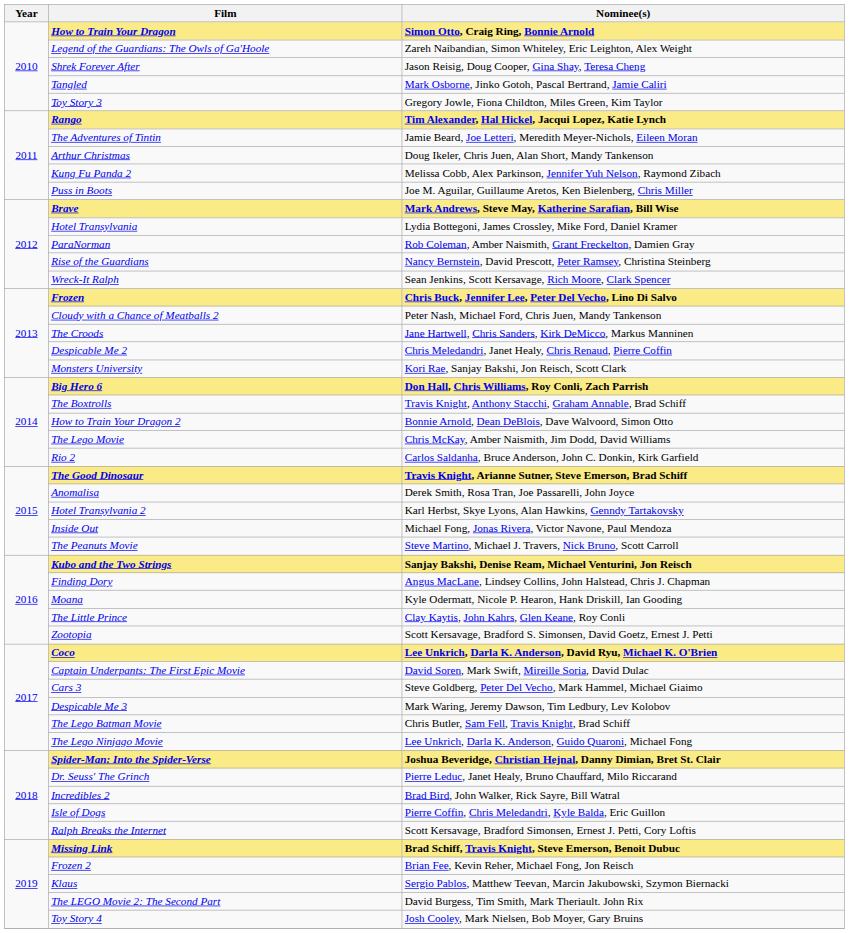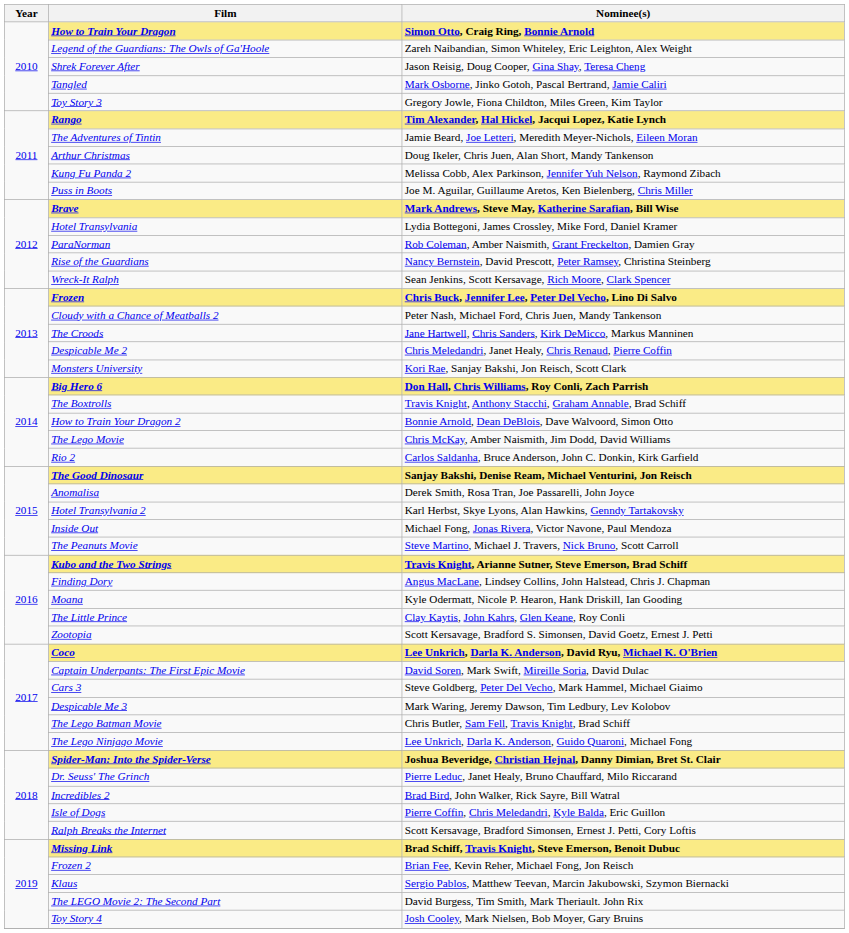(546, 475) Travis Knight, Arianne Sutner, Steve Emerson, Brad Schiff -> (548, 475) Sanjay Bakshi, Denise Ream, Michael Venturini, Jon Reisch
(548, 564) Sanjay Bakshi, Denise Ream, Michael Venturini, Jon Reisch -> (546, 564) Travis Knight, Arianne Sutner, Steve Emerson, Brad Schiff
